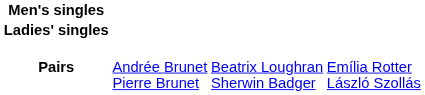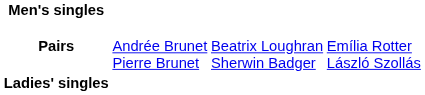rows swapped: (56, 30) <-> (56, 67)
